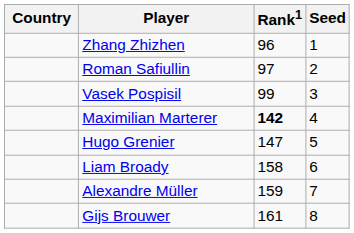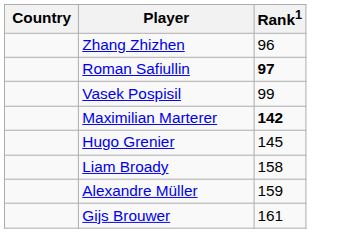- column: (328, 18)
(266, 69) normal -> (266, 69) bold
(270, 142) 147 -> (270, 142) 145
